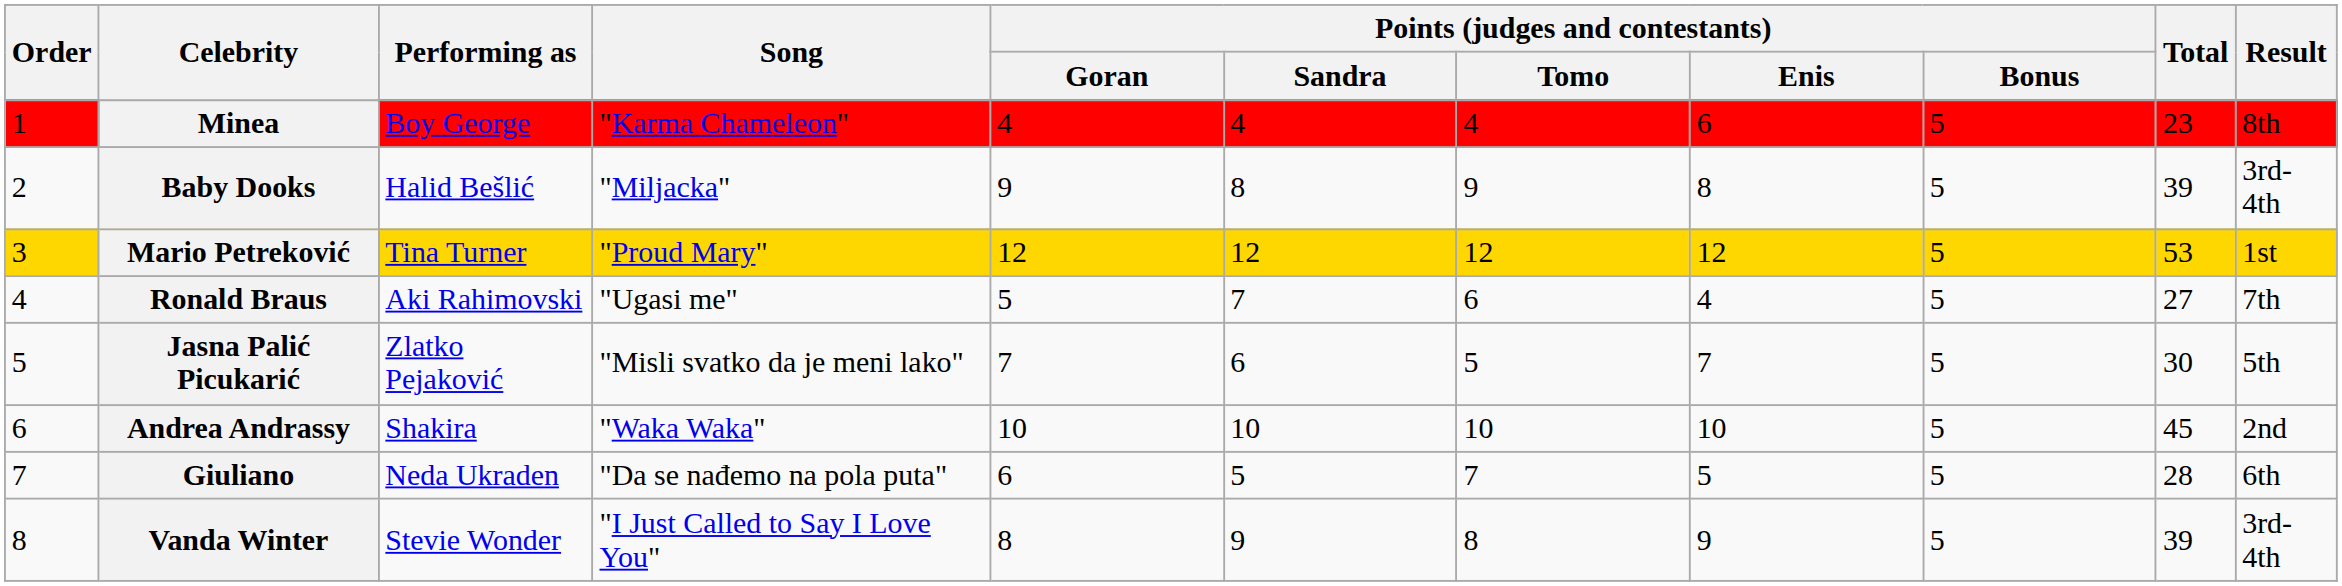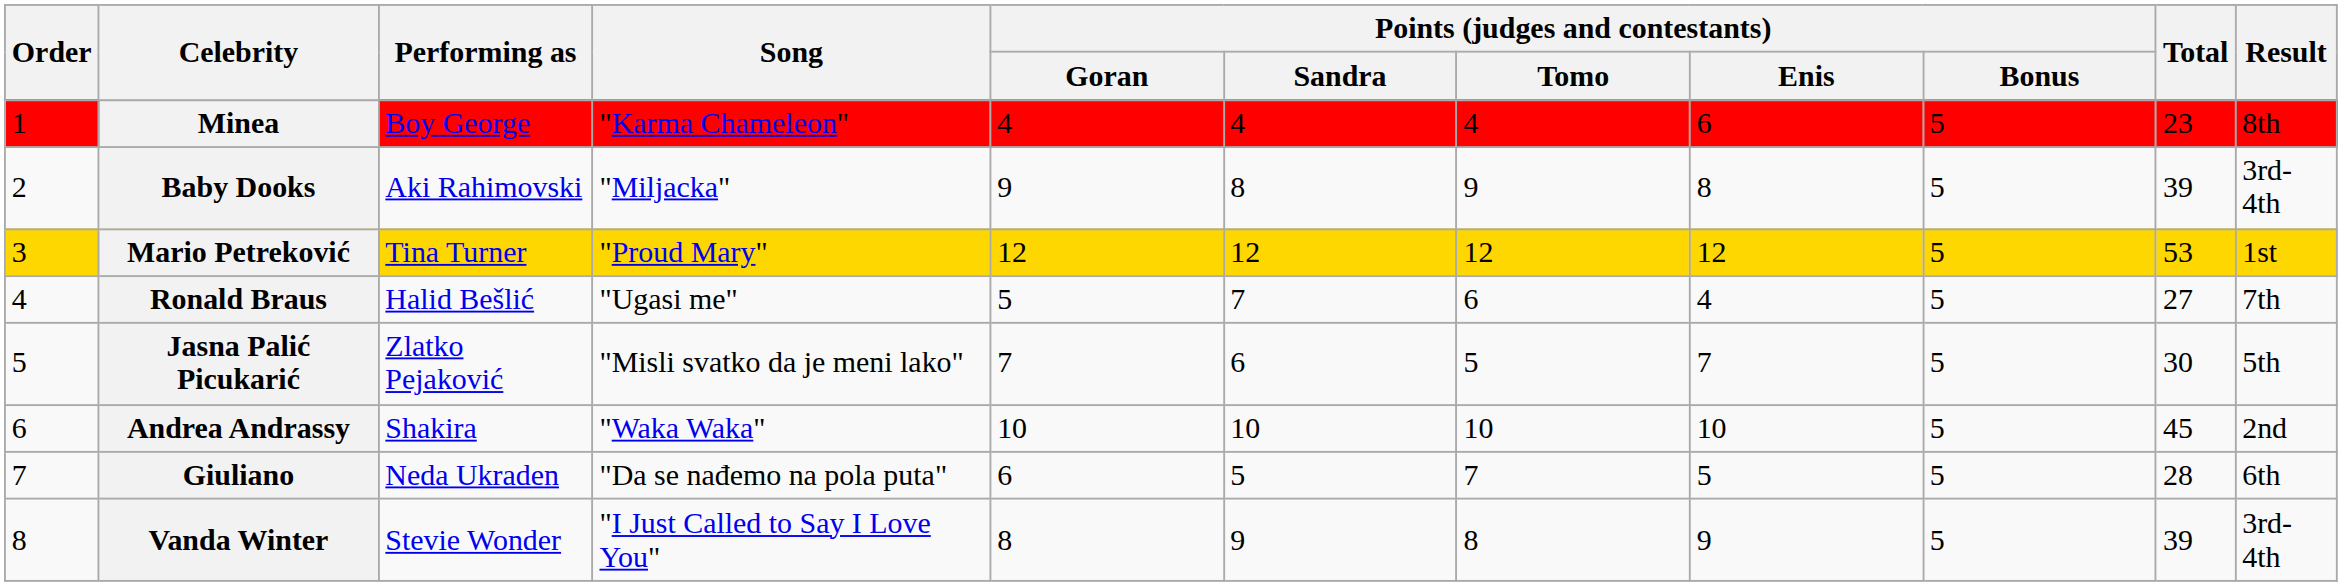(460, 187) Halid Bešlić -> (484, 187) Aki Rahimovski
(484, 299) Aki Rahimovski -> (460, 299) Halid Bešlić
